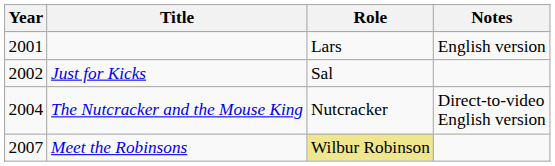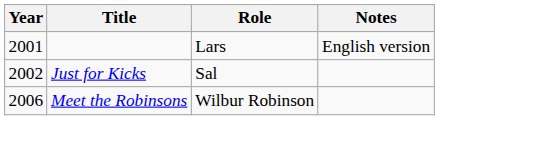- row: (177, 110)
(26, 147) 2007 -> (26, 100) 2006
(370, 147) khaki background -> (255, 100) no background
